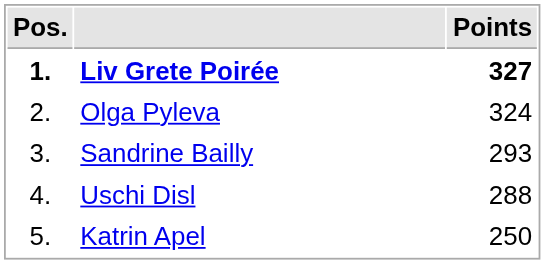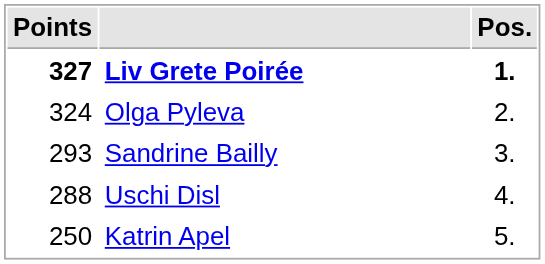columns swapped: (40, 27) <-> (492, 27)
